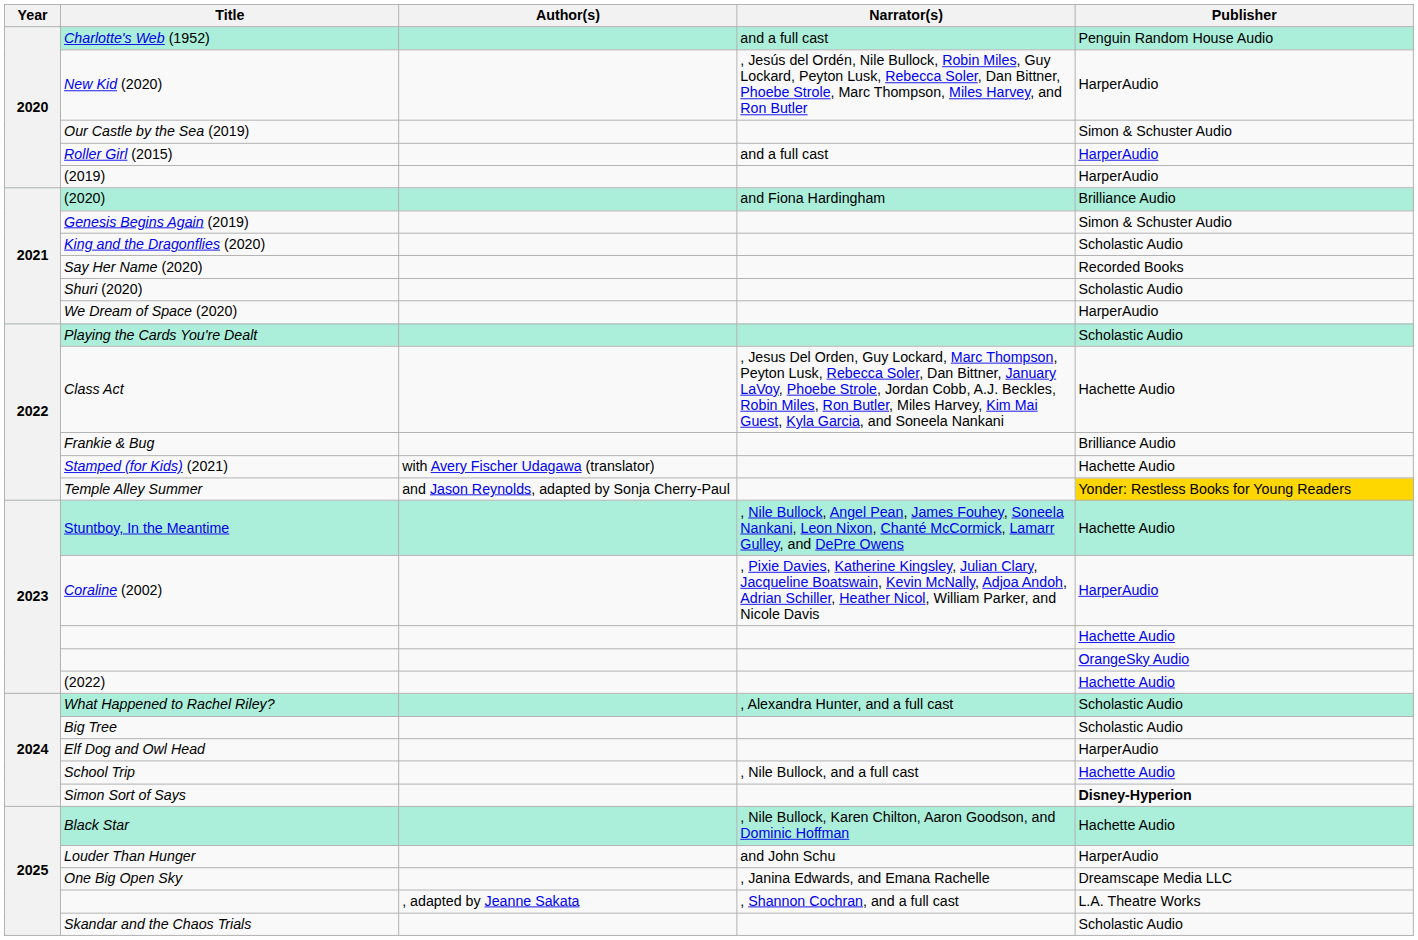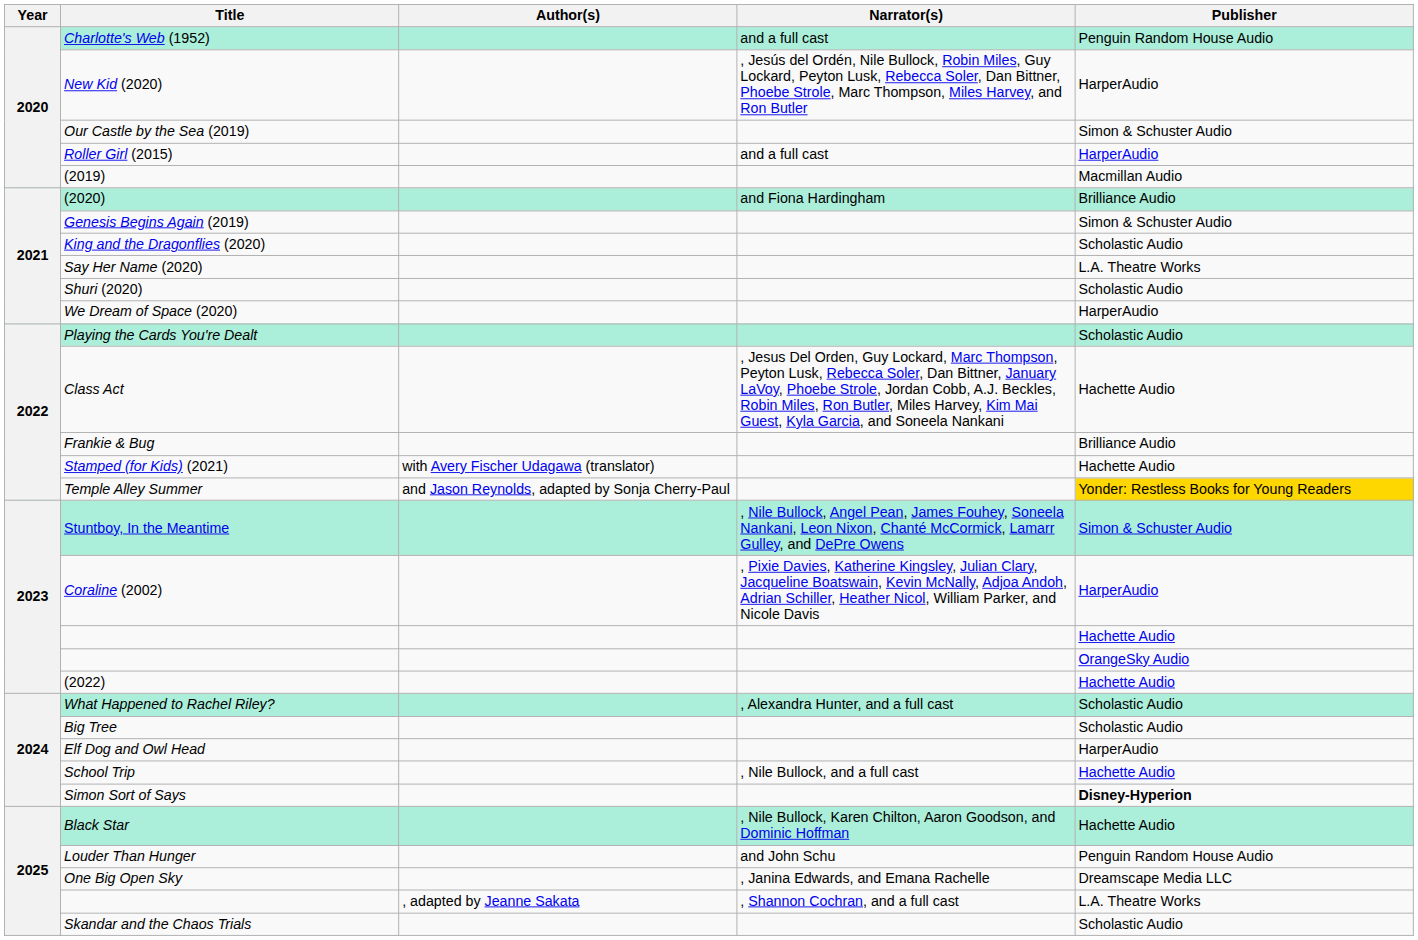(1118, 176) HarperAudio -> (1130, 176) Macmillan Audio
(1131, 267) Recorded Books -> (1140, 267) L.A. Theatre Works
(1127, 527) Hachette Audio -> (1155, 527) Simon & Schuster Audio
(1118, 856) HarperAudio -> (1176, 856) Penguin Random House Audio
